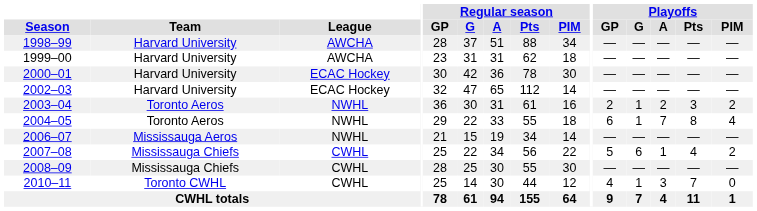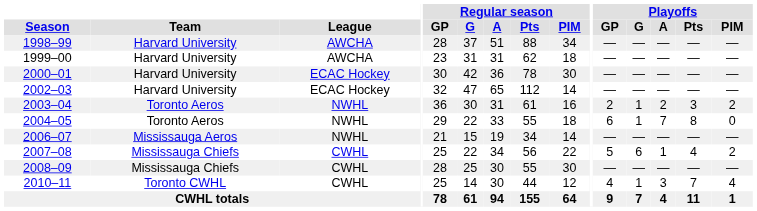(732, 121) 4 -> (732, 121) 0
(732, 183) 0 -> (732, 183) 4
